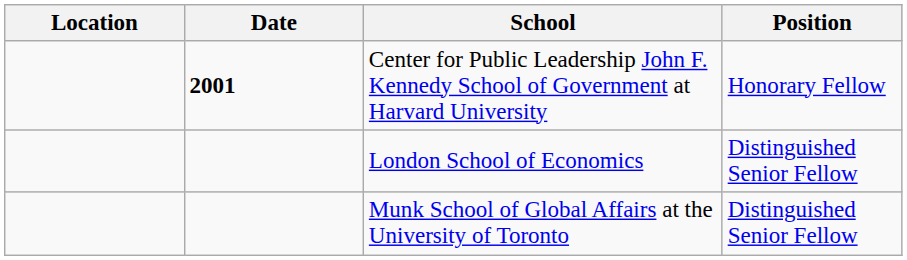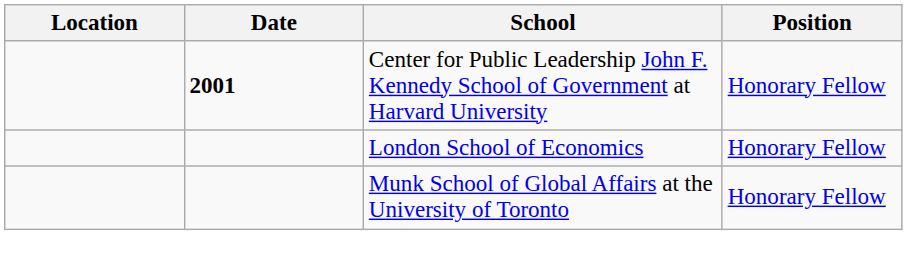(793, 160) Distinguished Senior Fellow -> (807, 147) Honorary Fellow
(793, 223) Distinguished Senior Fellow -> (807, 197) Honorary Fellow
